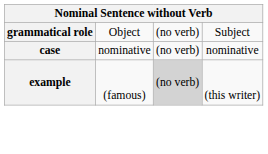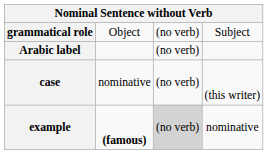+ row: (50, 50)
(232, 50) nominative -> (232, 95) (this writer)
(124, 95) normal -> (124, 140) bold
(232, 95) (this writer) -> (232, 127) nominative
